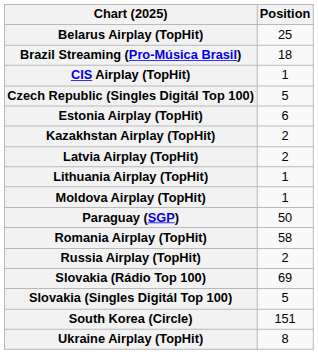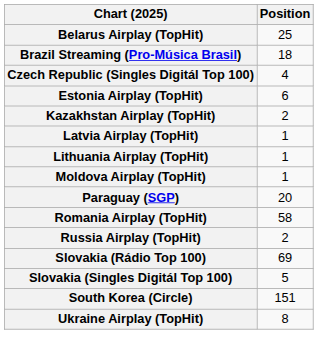- row: (131, 75)
(285, 95) 5 -> (285, 75) 4
(285, 156) 2 -> (285, 136) 1
(285, 217) 50 -> (285, 197) 20
